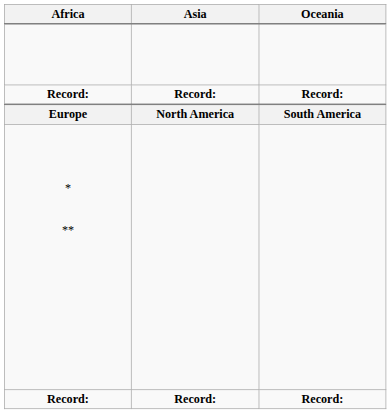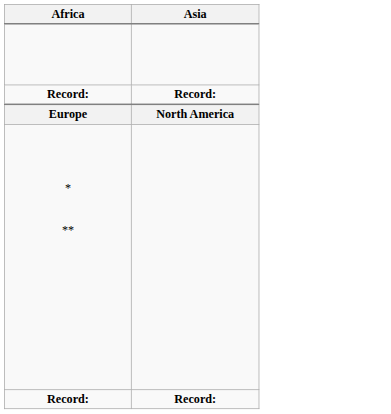- column: (322, 14)
